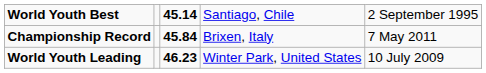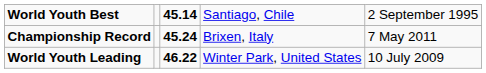(180, 36) 45.84 -> (180, 36) 45.24
(180, 57) 46.23 -> (180, 57) 46.22
